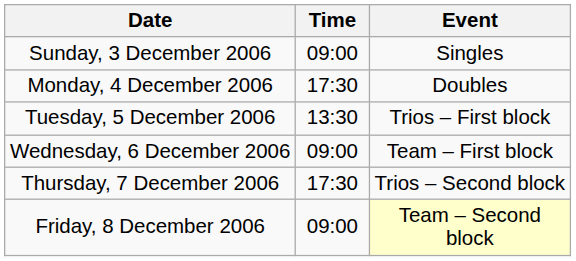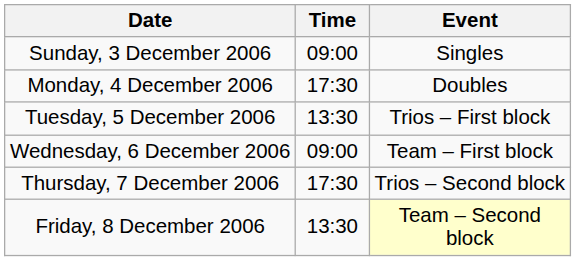(332, 227) 09:00 -> (332, 227) 13:30
